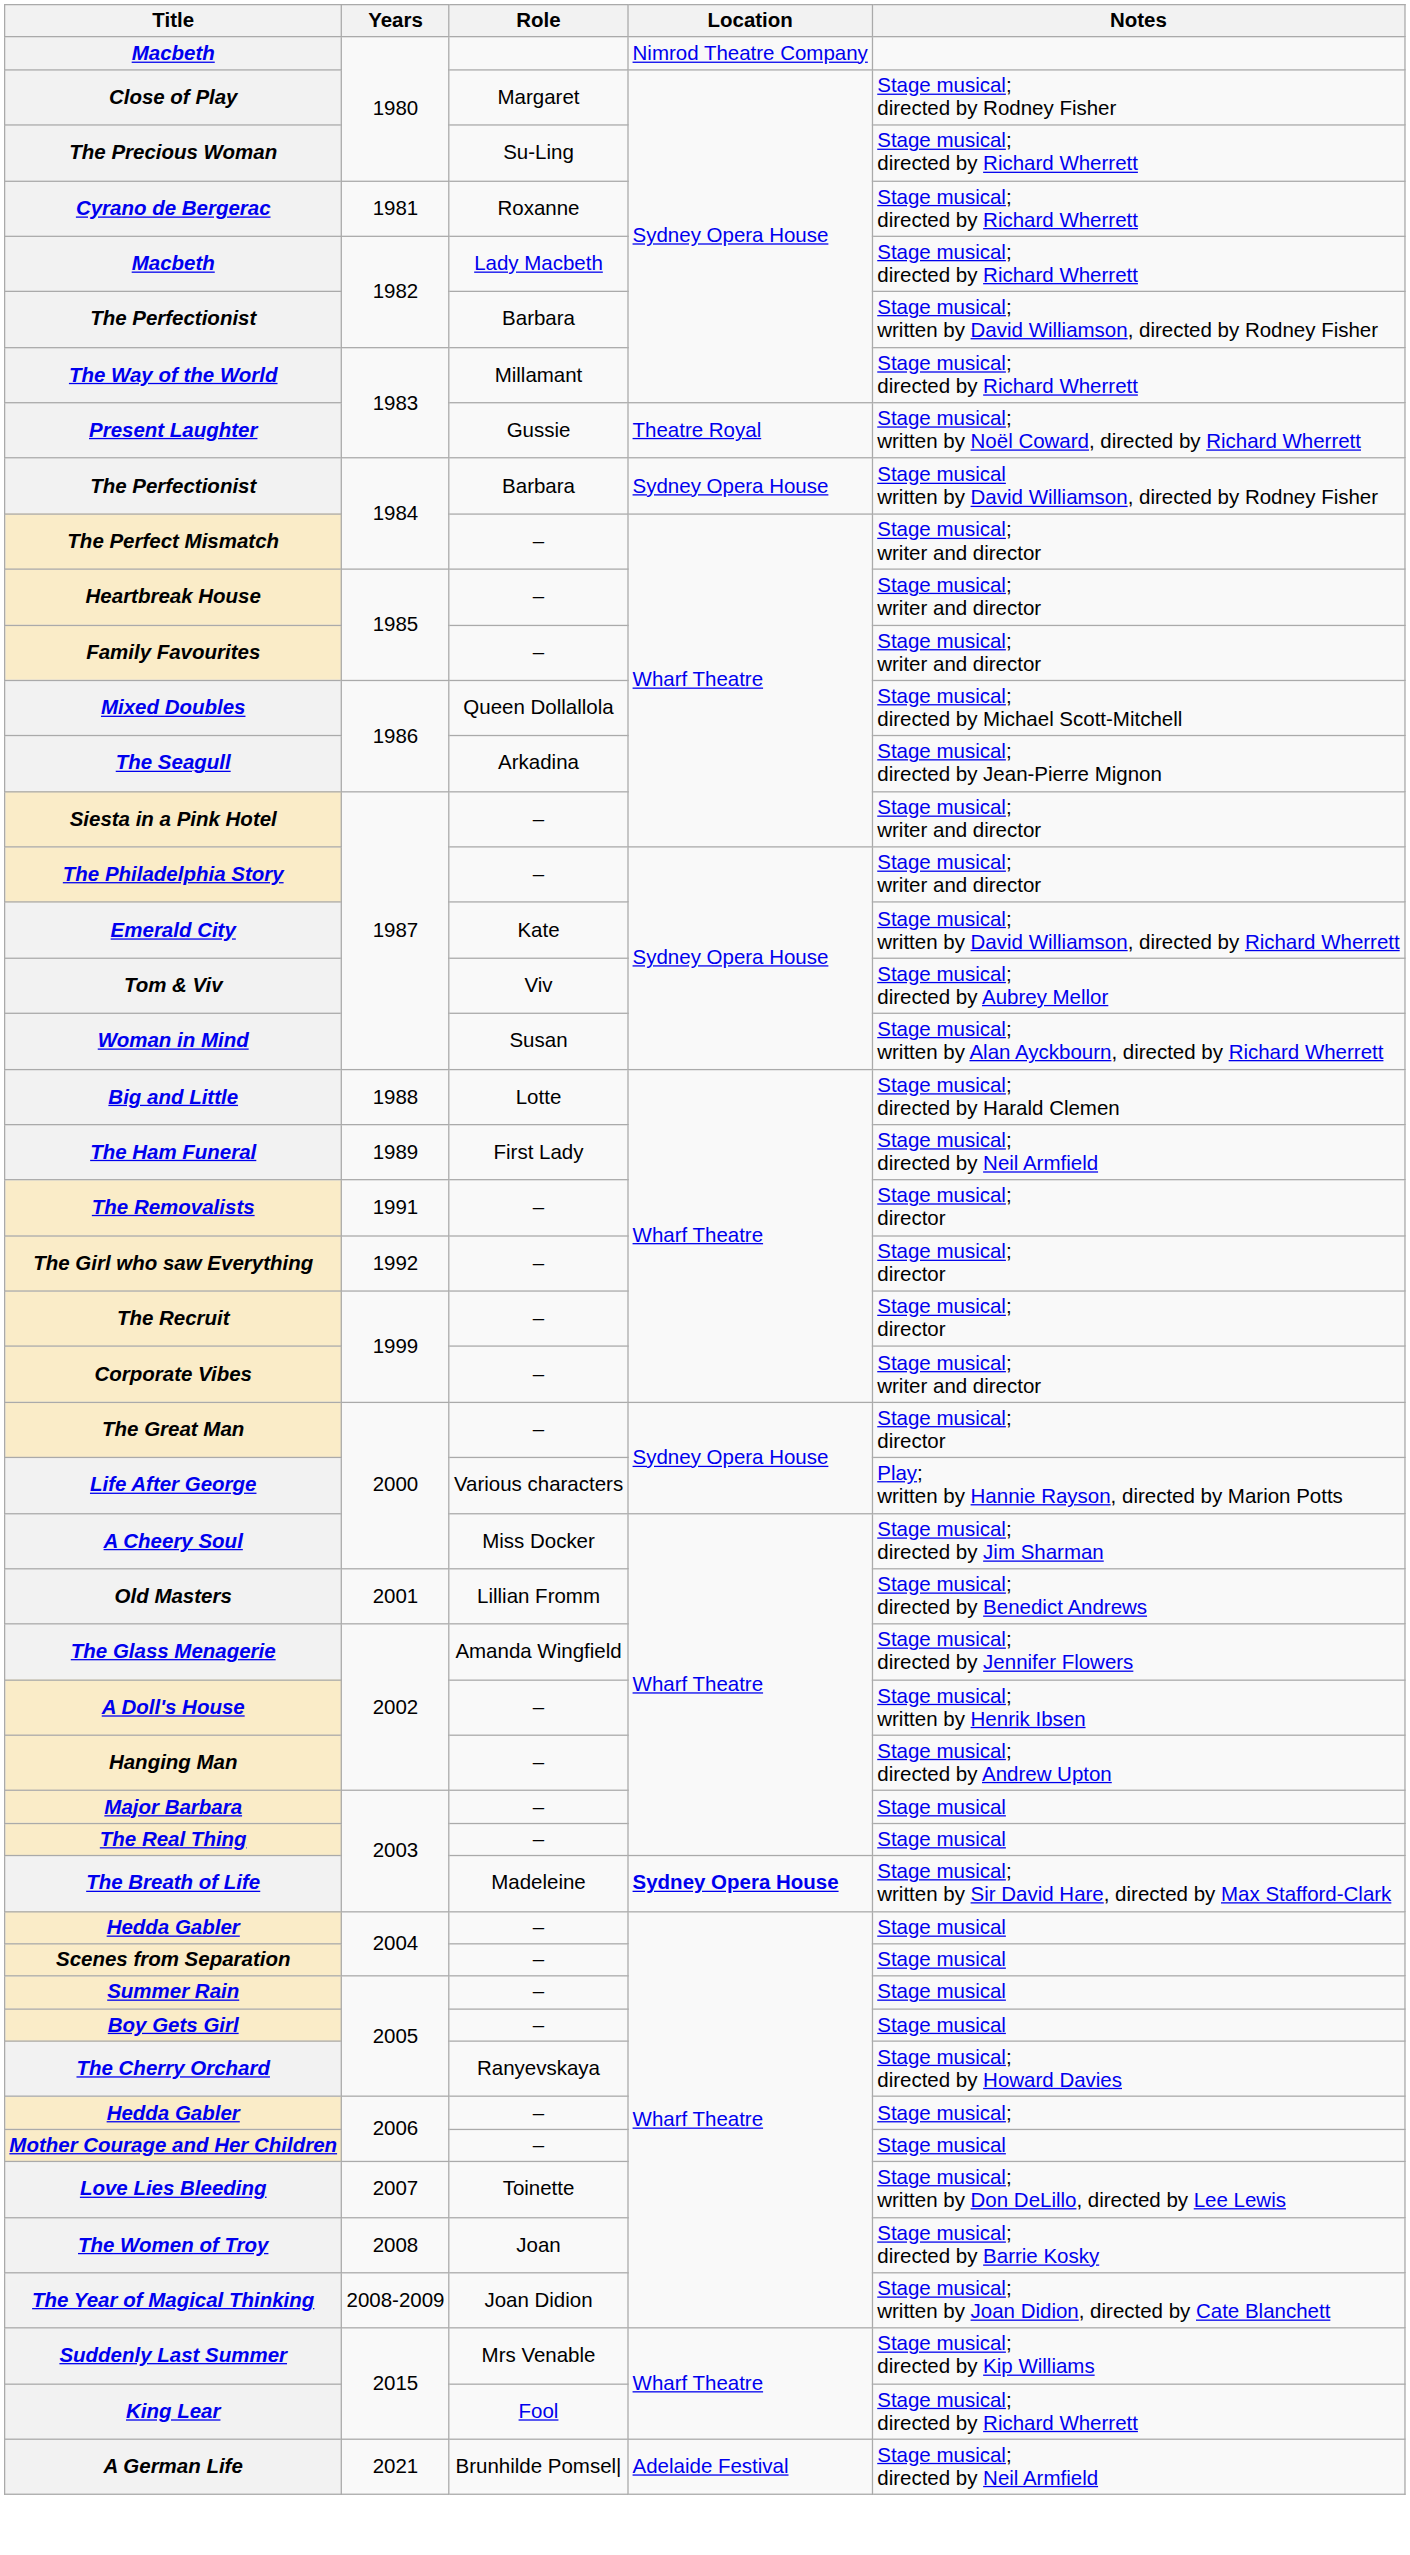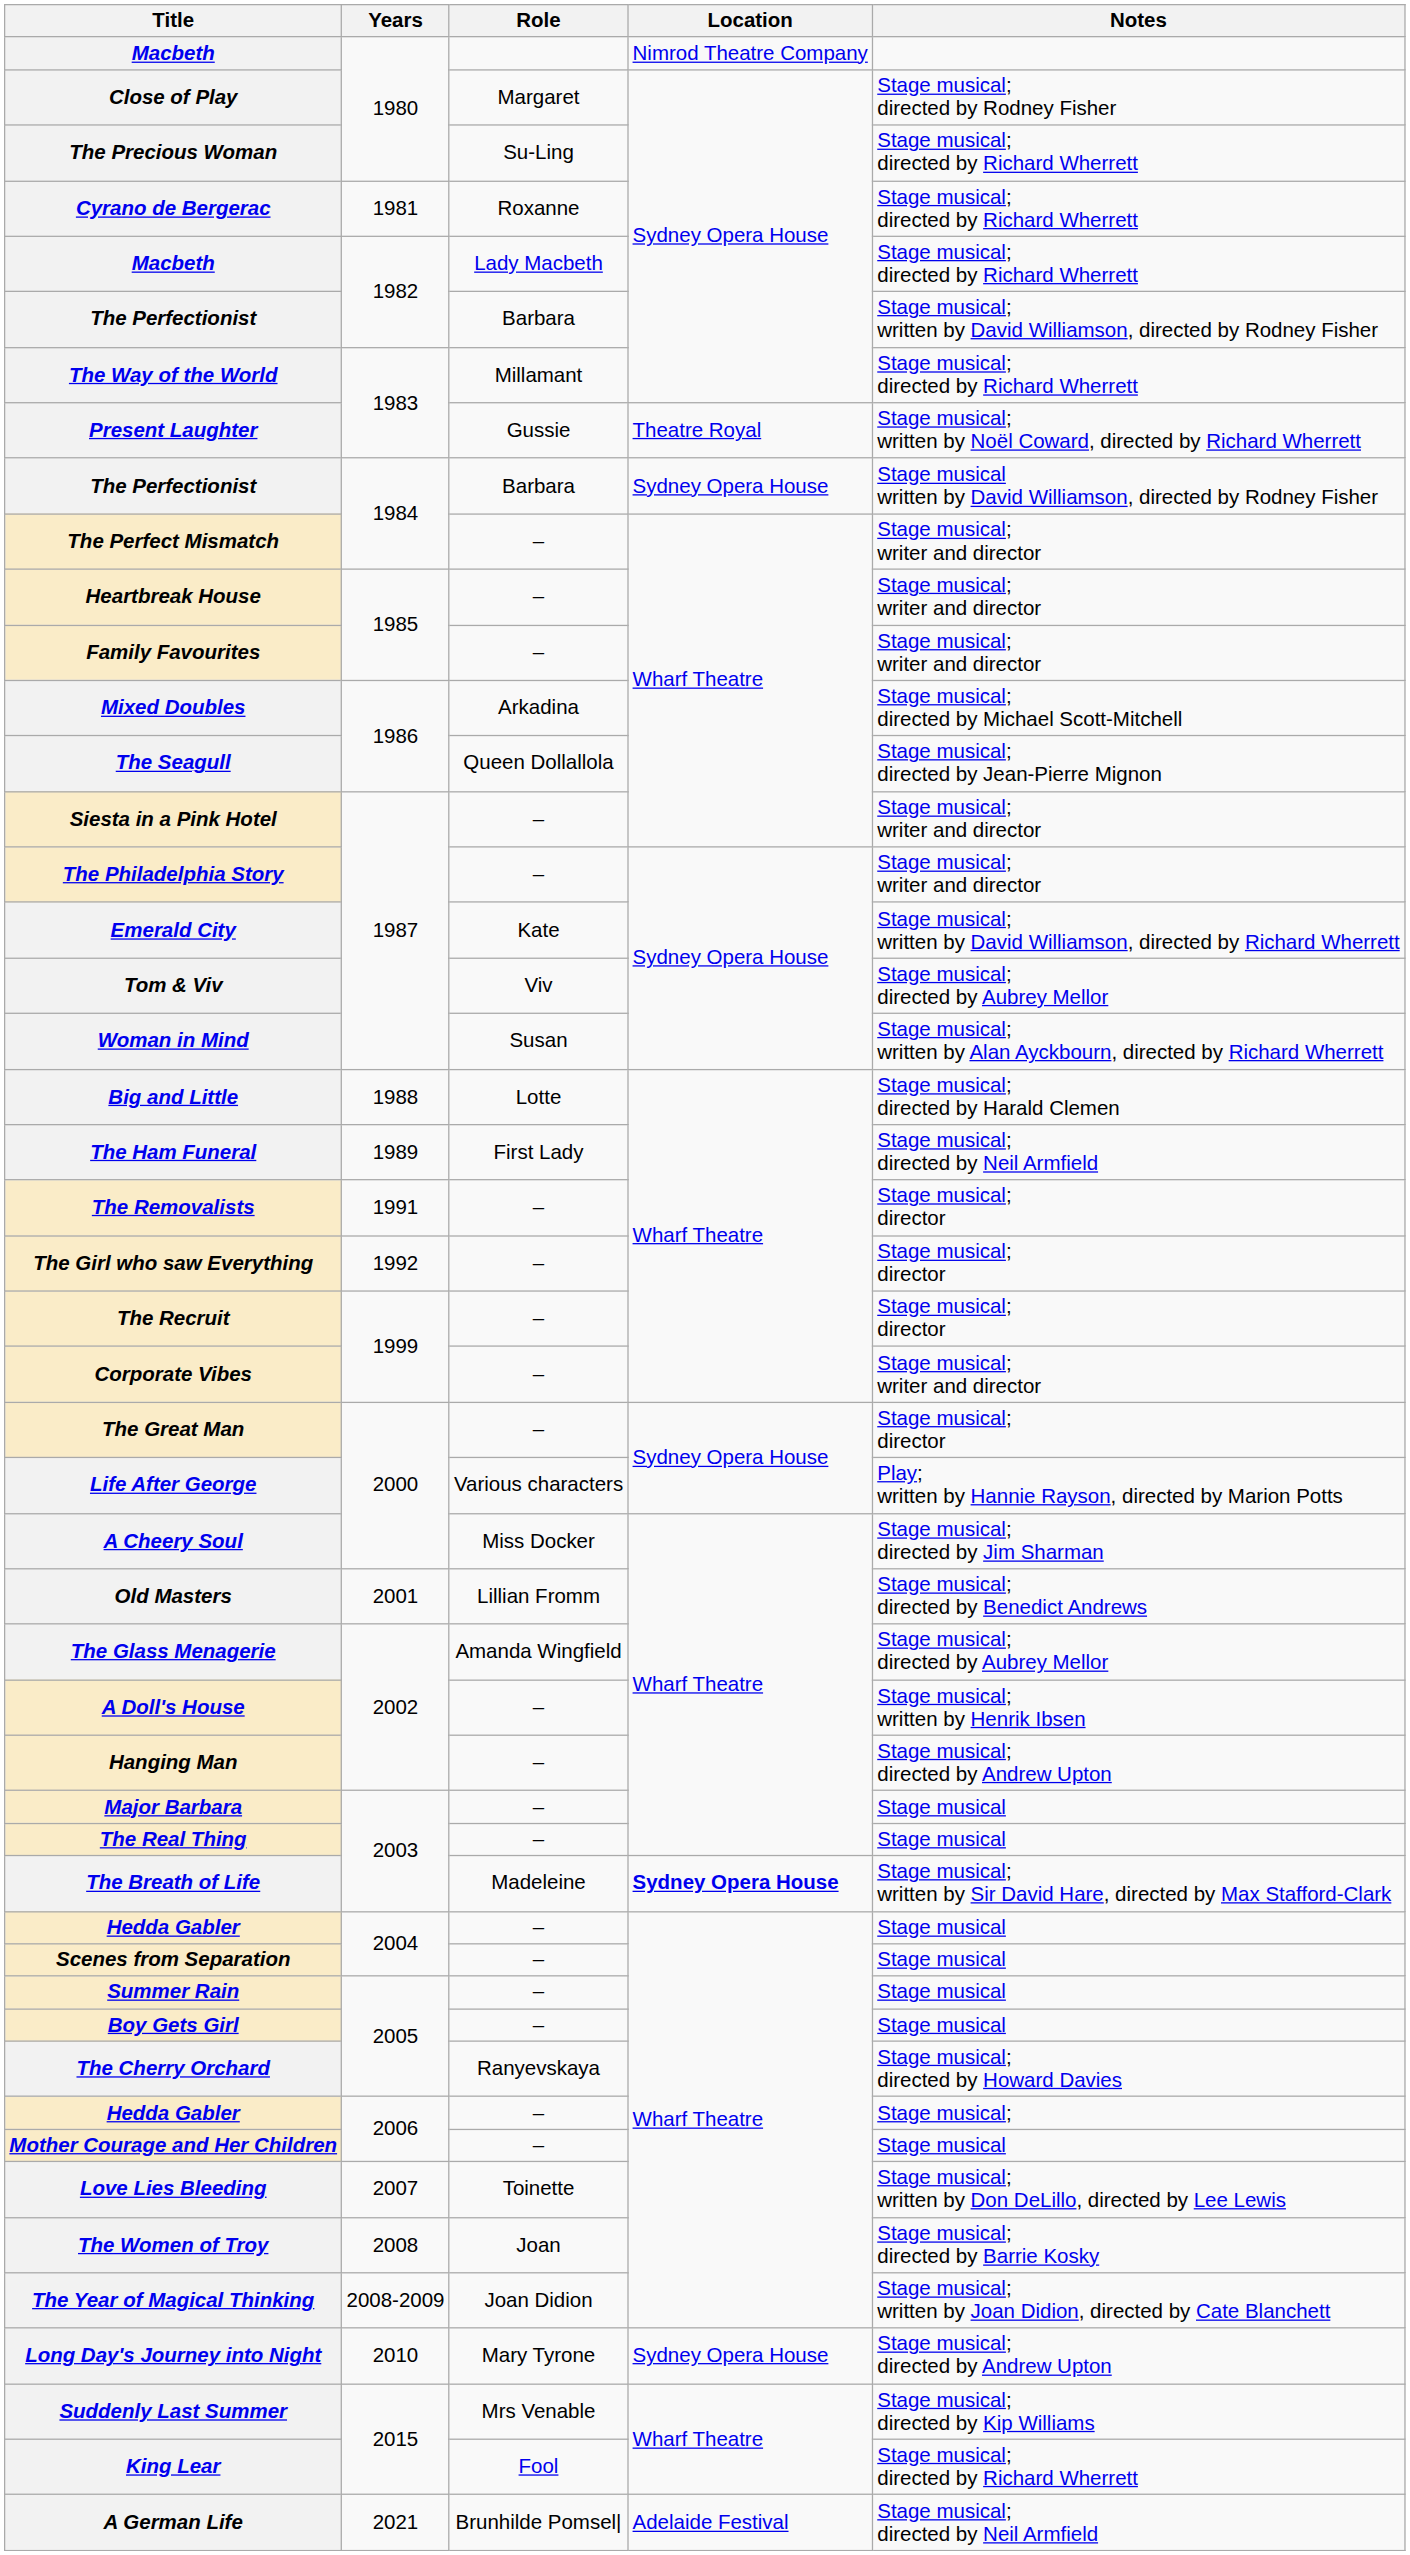(538, 707) Queen Dollallola -> (538, 707) Arkadina
(538, 763) Arkadina -> (538, 763) Queen Dollallola
(1005, 1651) Stage musical; directed by Jennifer Flowers -> (993, 1651) Stage musical; directed by Aubrey Mellor
+ row: (173, 2355)
